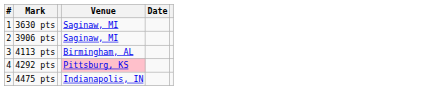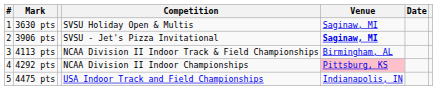+ column: (191, 11)
(91, 38) normal -> (350, 38) bold
